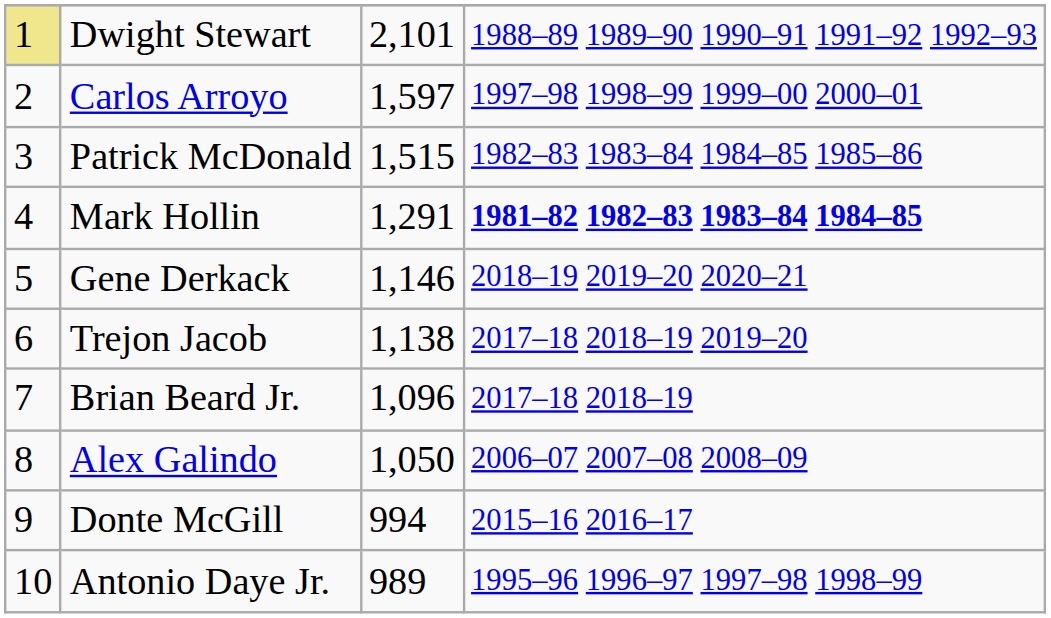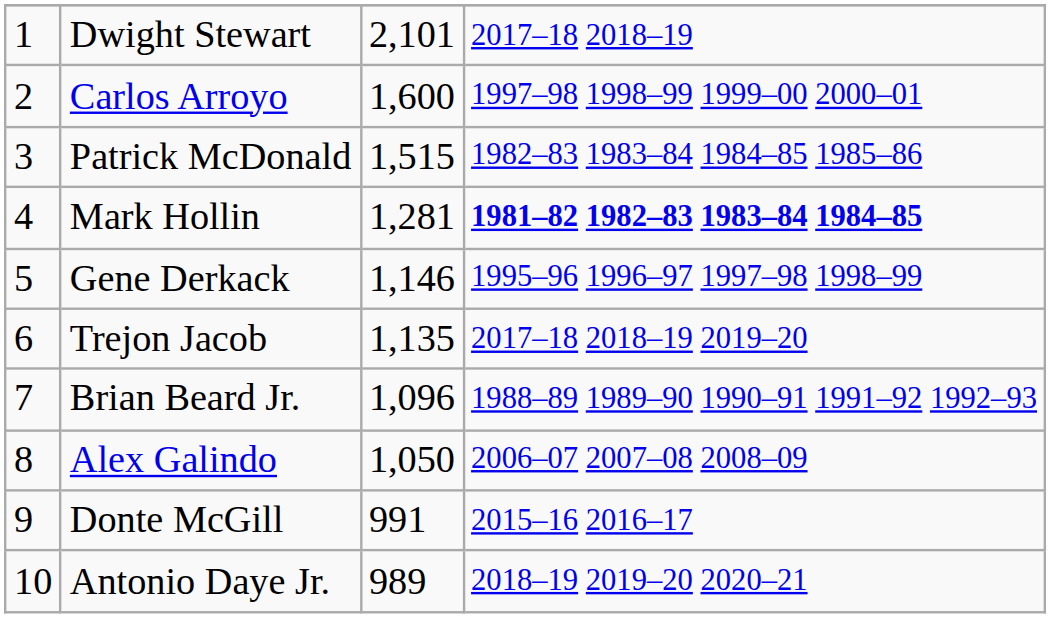(24, 34) khaki background -> (24, 34) no background
(754, 34) 1988–89 1989–90 1990–91 1991–92 1992–93 -> (582, 34) 2017–18 2018–19
(412, 95) 1,597 -> (412, 95) 1,600
(412, 216) 1,291 -> (412, 216) 1,281
(639, 277) 2018–19 2019–20 2020–21 -> (697, 277) 1995–96 1996–97 1997–98 1998–99
(412, 338) 1,138 -> (412, 338) 1,135
(582, 398) 2017–18 2018–19 -> (754, 398) 1988–89 1989–90 1990–91 1991–92 1992–93
(398, 519) 994 -> (398, 519) 991
(697, 580) 1995–96 1996–97 1997–98 1998–99 -> (639, 580) 2018–19 2019–20 2020–21
